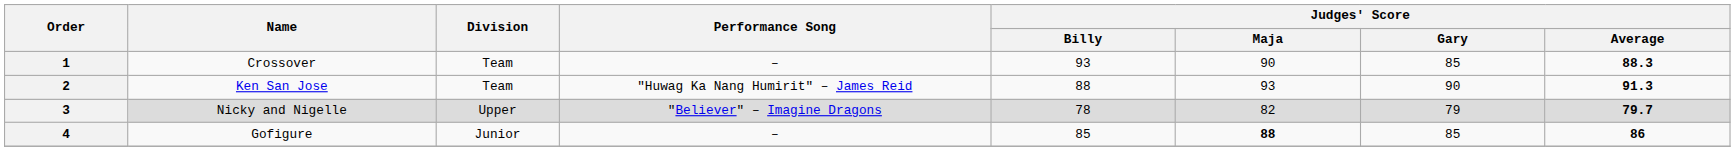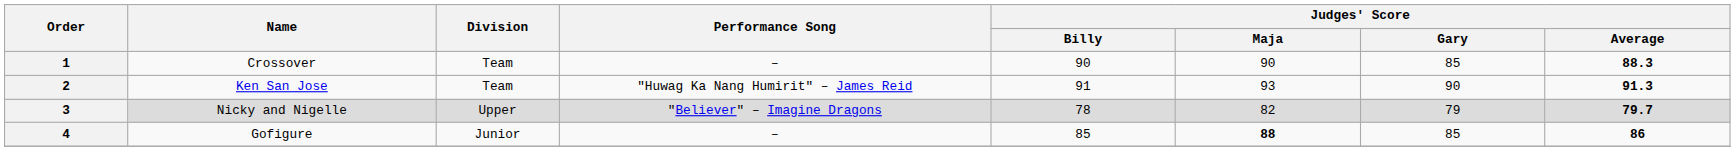(1083, 63) 93 -> (1083, 63) 90
(1083, 87) 88 -> (1083, 87) 91
